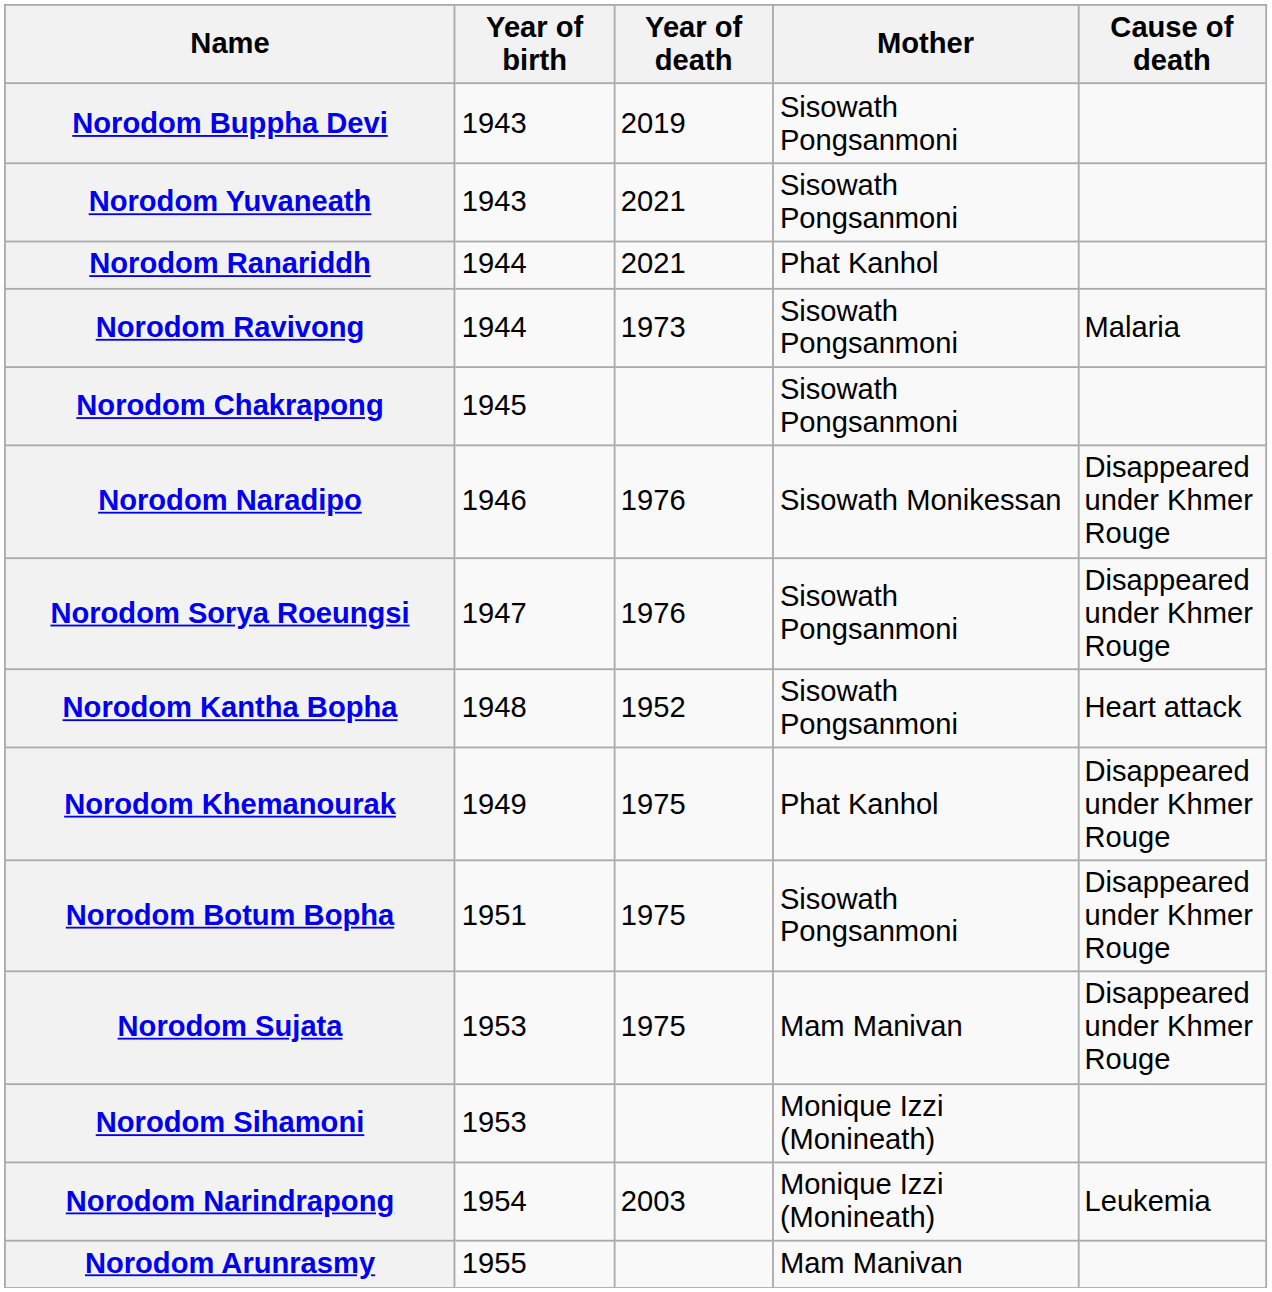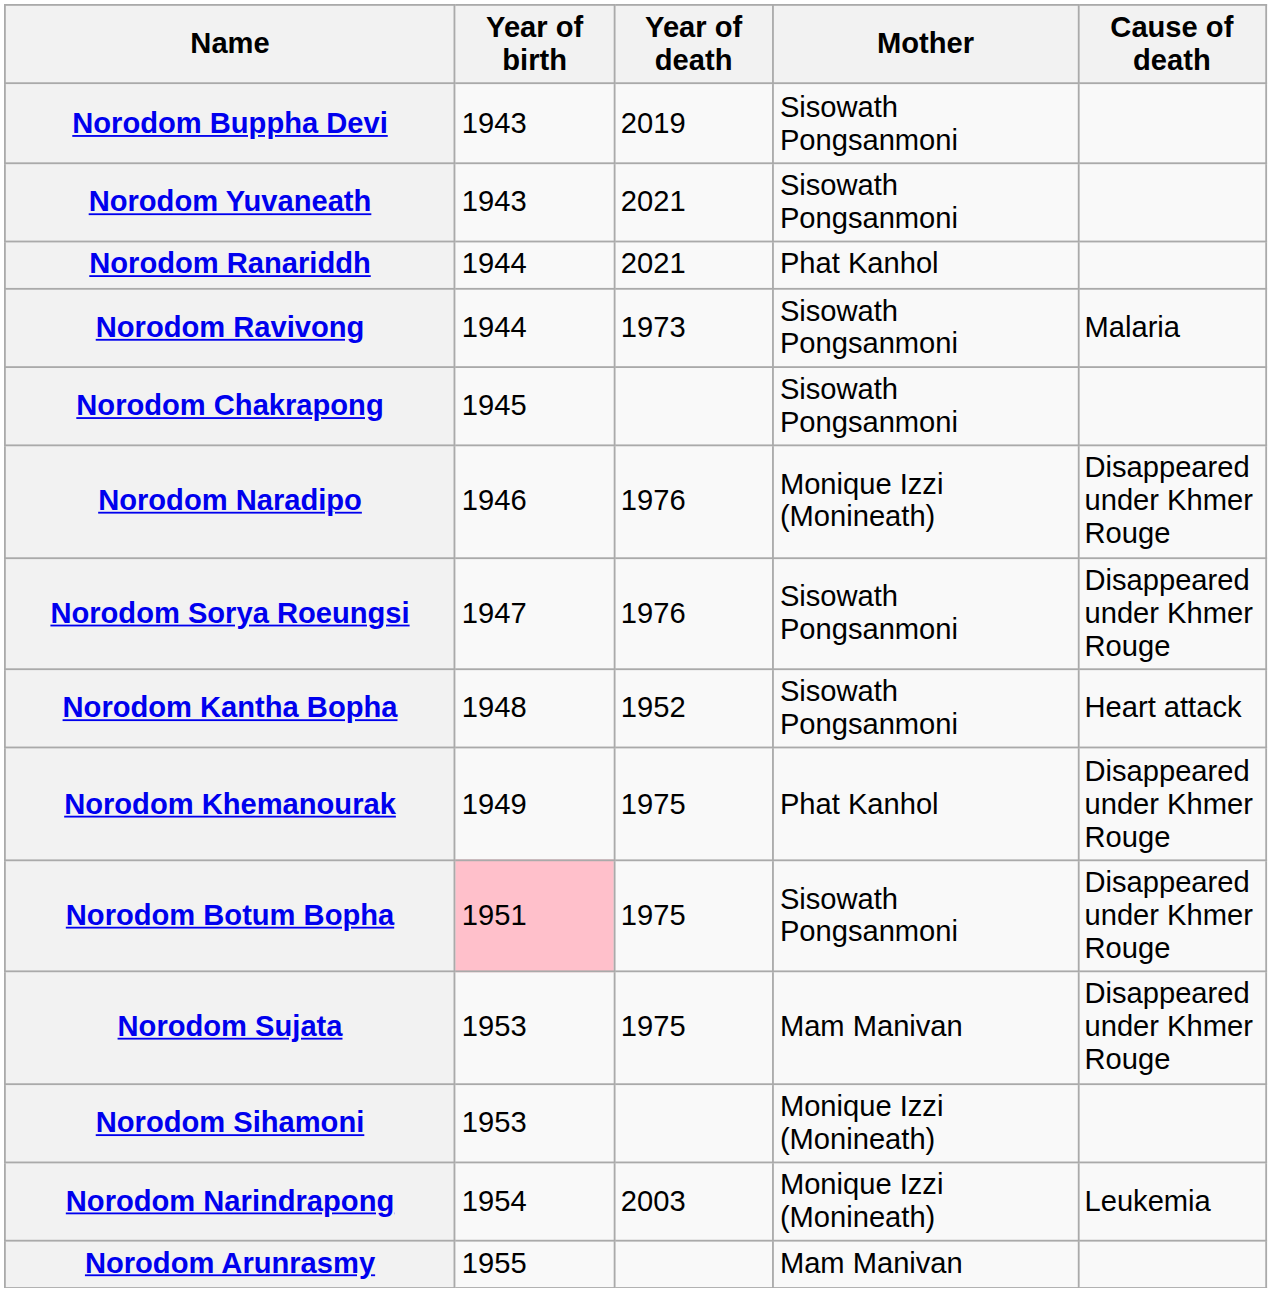(921, 501) Sisowath Monikessan -> (862, 501) Monique Izzi (Monineath)
(494, 915) no background -> (494, 915) pink background
